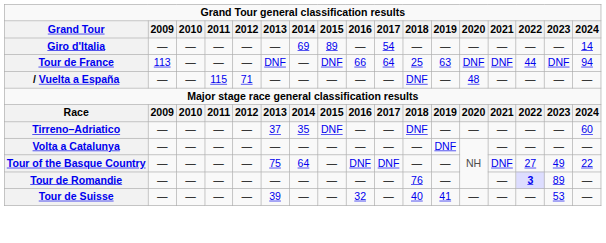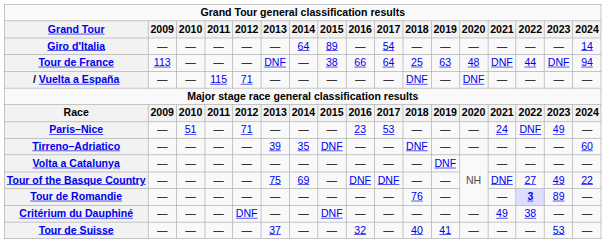(303, 46) 69 -> (303, 46) 64
(332, 63) DNF -> (332, 63) 38
(474, 63) DNF -> (474, 63) 48
(474, 79) 48 -> (474, 79) DNF
+ row: (76, 130)
(275, 130) 37 -> (275, 146) 39
(303, 163) 64 -> (303, 180) 69
+ row: (76, 213)
(275, 197) 39 -> (275, 230) 37
